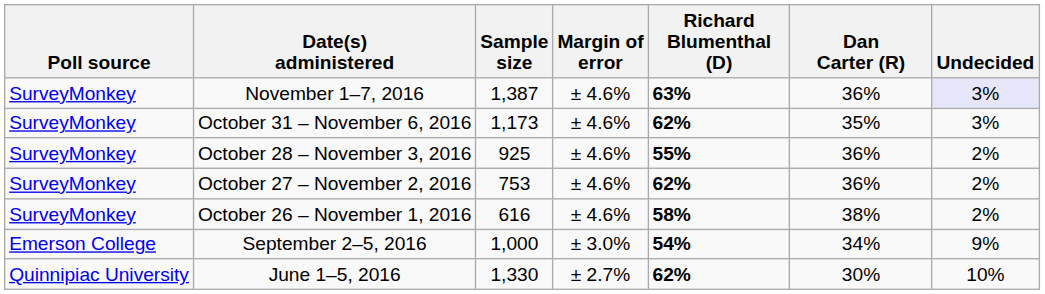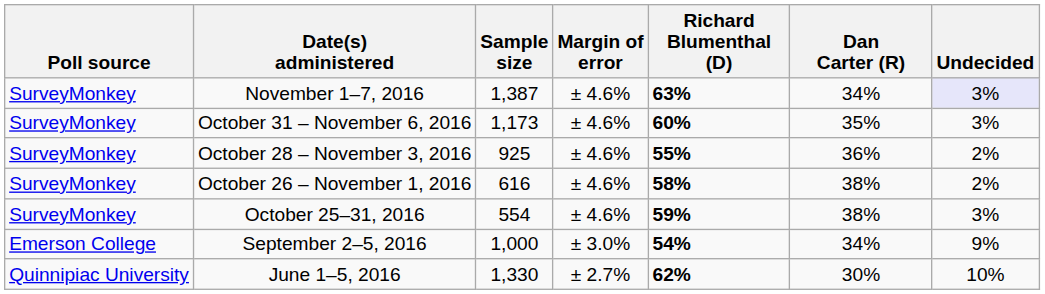(861, 93) 36% -> (861, 93) 34%
(672, 123) 62% -> (672, 123) 60%
- row: (335, 184)
+ row: (335, 214)
